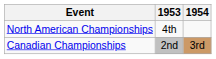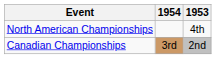columns swapped: (169, 12) <-> (197, 12)
